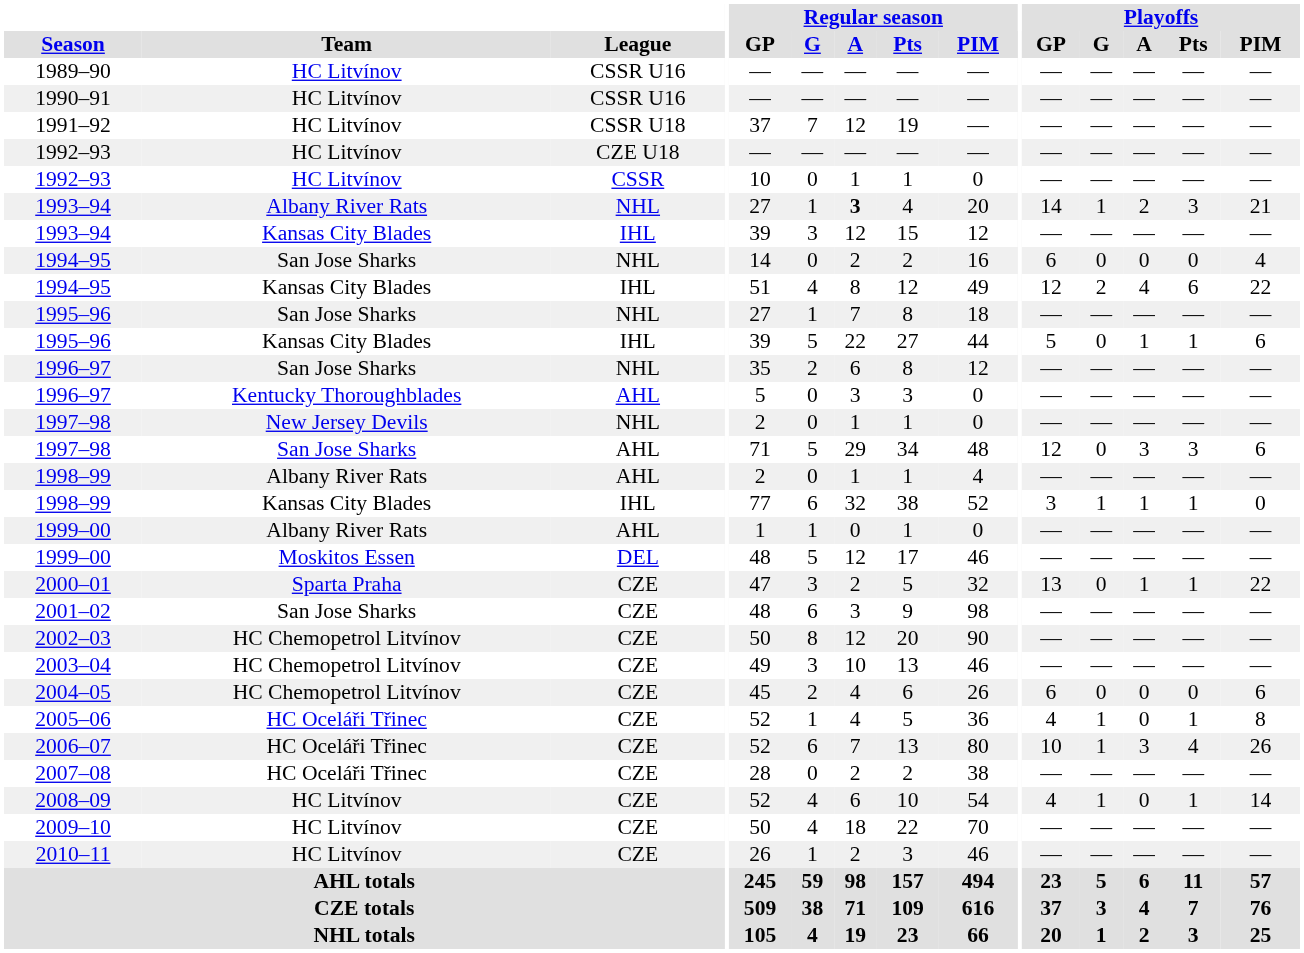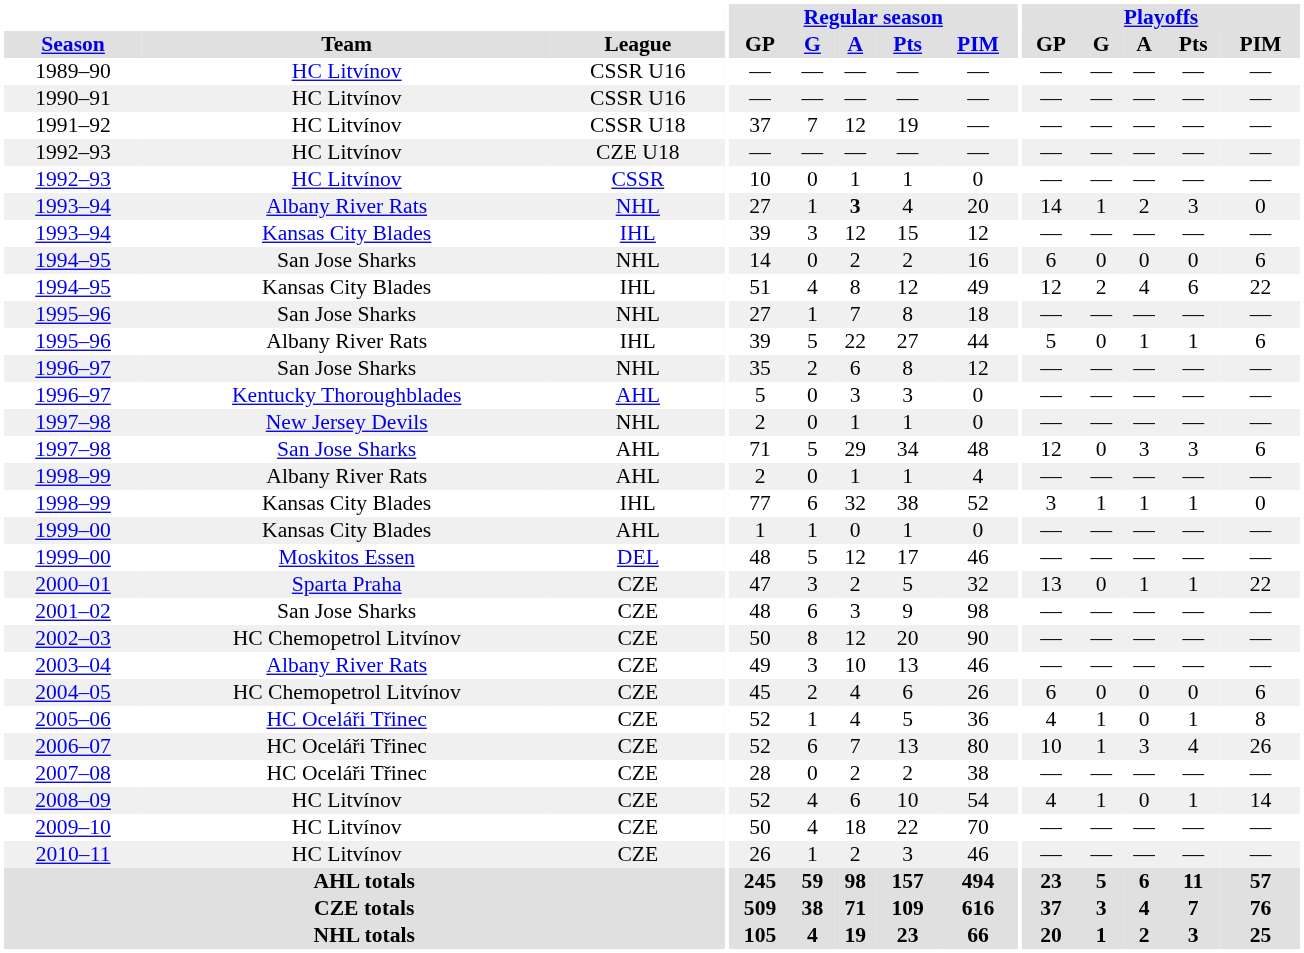(1260, 206) 21 -> (1260, 206) 0
(1260, 260) 4 -> (1260, 260) 6
(347, 341) Kansas City Blades -> (347, 341) Albany River Rats
(347, 530) Albany River Rats -> (347, 530) Kansas City Blades
(347, 665) HC Chemopetrol Litvínov -> (347, 665) Albany River Rats
